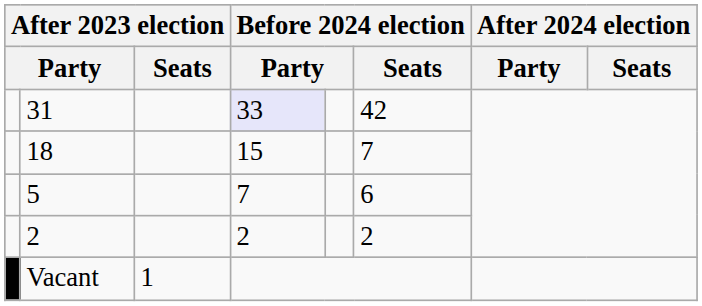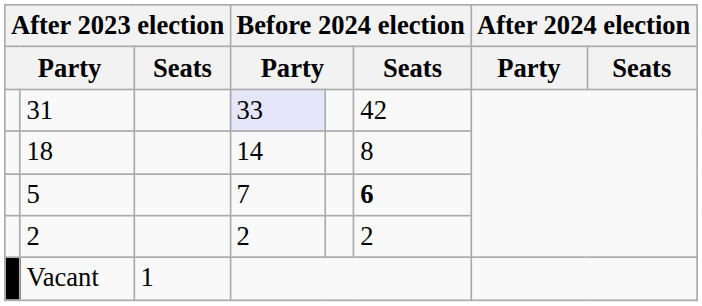(250, 151) 15 -> (250, 151) 14
(367, 151) 7 -> (367, 151) 8
(367, 194) normal -> (367, 194) bold
